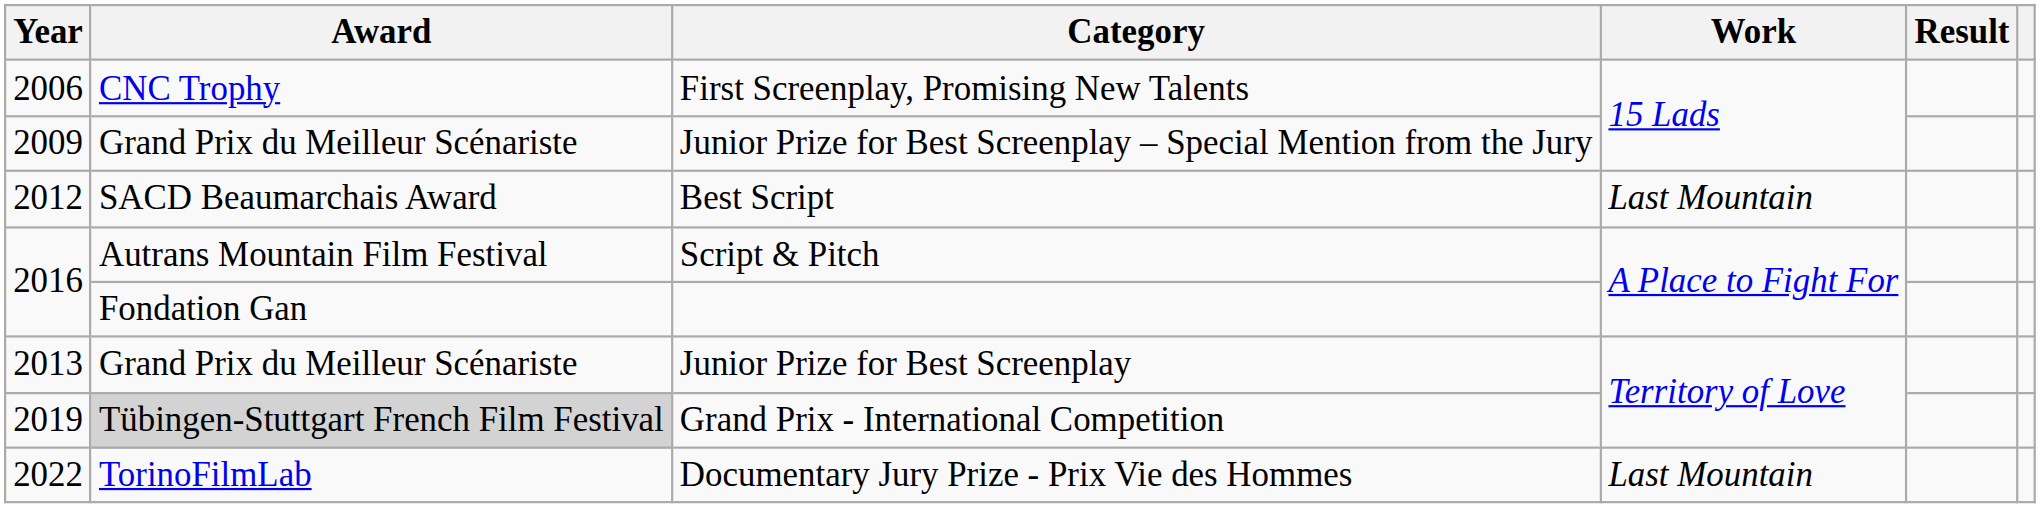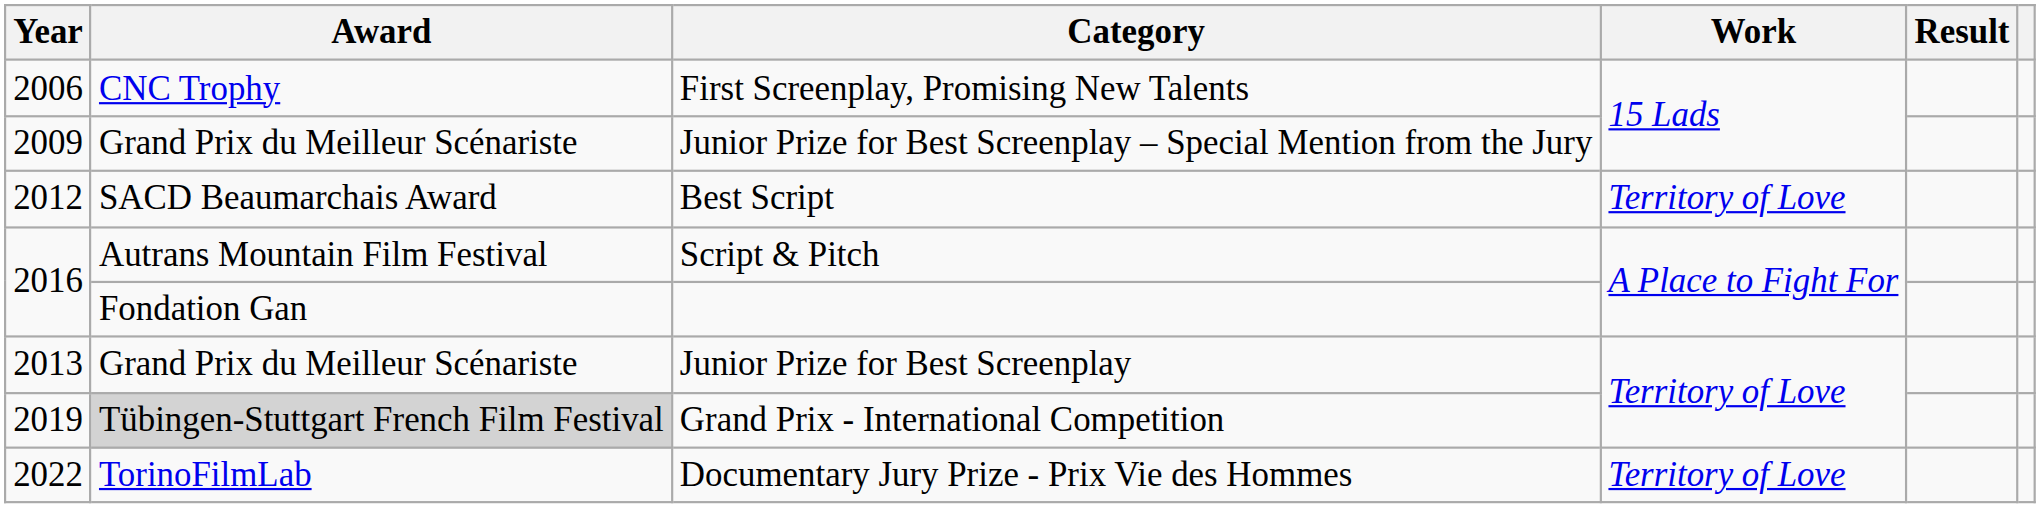(1711, 198) Last Mountain -> (1727, 198) Territory of Love
(1711, 474) Last Mountain -> (1727, 474) Territory of Love
